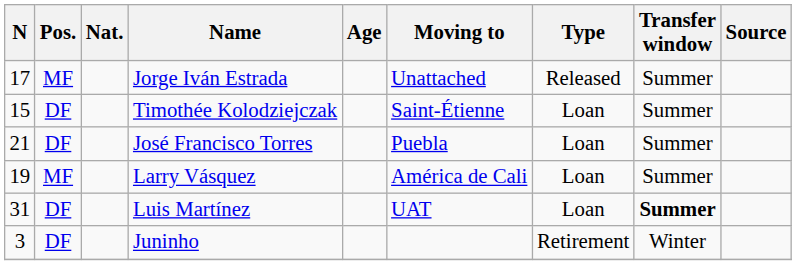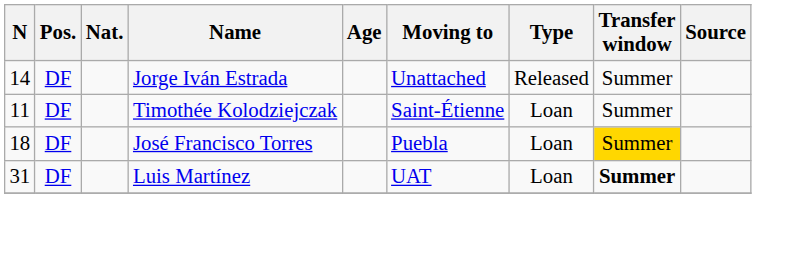(20, 77) 17 -> (20, 77) 14
(58, 77) MF -> (58, 77) DF
(20, 110) 15 -> (20, 110) 11
(20, 143) 21 -> (20, 143) 18
(678, 143) no background -> (637, 143) gold background
- row: (194, 176)
- row: (166, 242)
